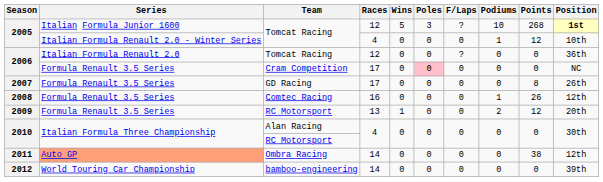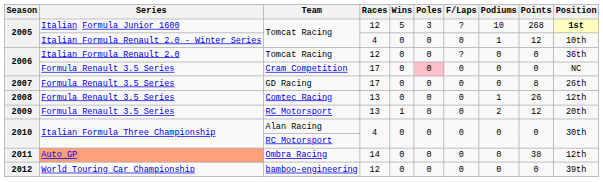(375, 97) 16 -> (375, 97) 13
(375, 169) 14 -> (375, 169) 12
